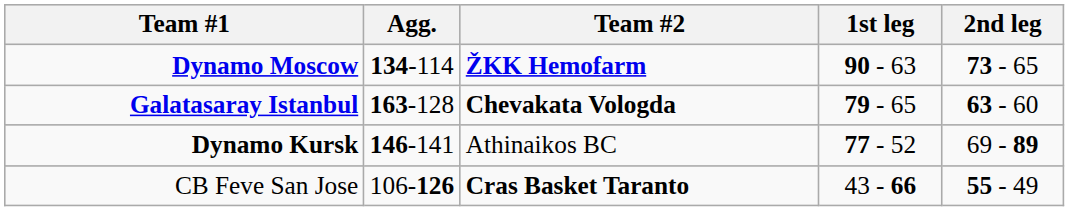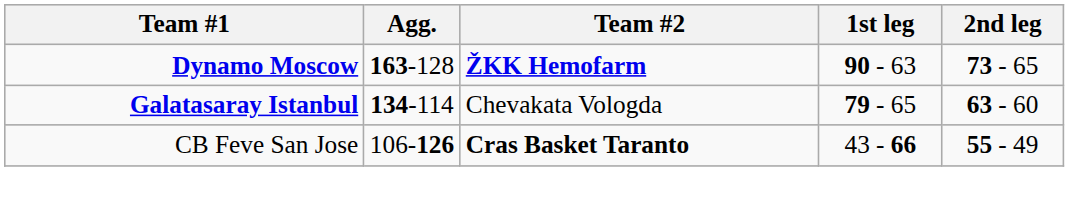(412, 64) 134-114 -> (412, 64) 163-128
(412, 104) 163-128 -> (412, 104) 134-114
(571, 104) bold -> (564, 104) normal
- row: (275, 144)
